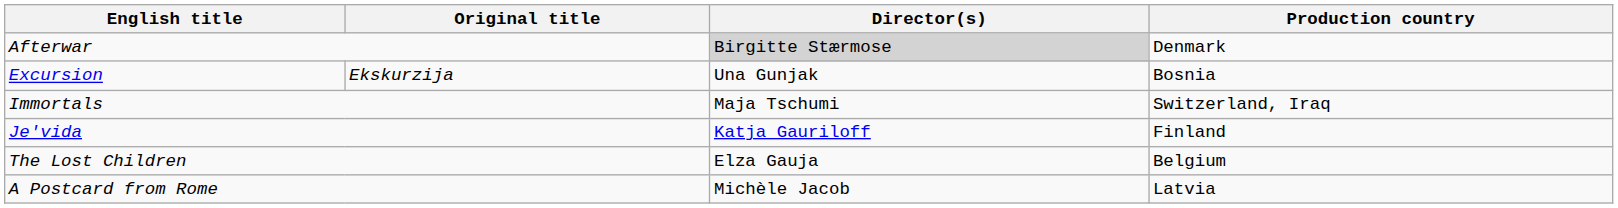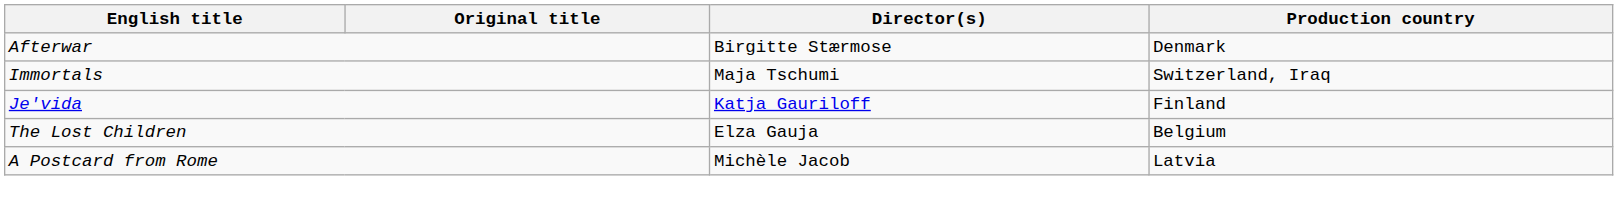(803, 47) lightgrey background -> (803, 47) no background
- row: (56, 76)
